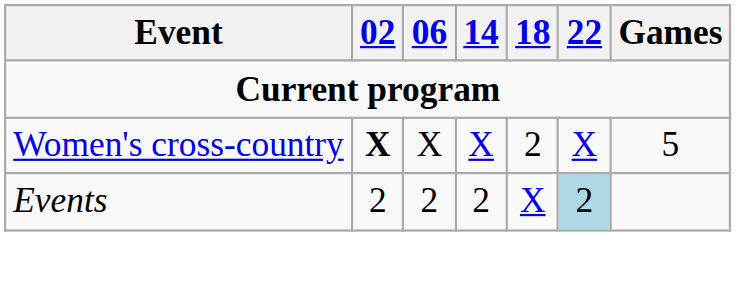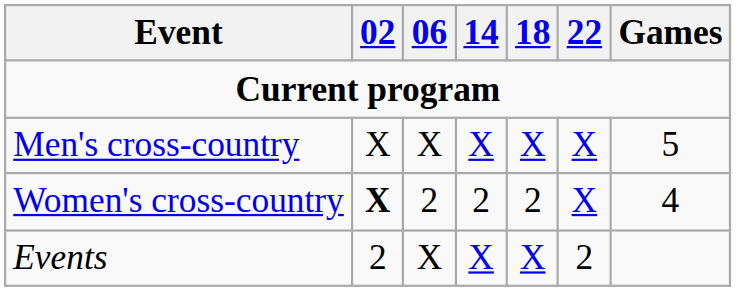+ row: (156, 144)
(429, 144) X -> (429, 200) 2
(481, 144) X -> (481, 200) 2
(670, 144) 5 -> (670, 200) 4
(429, 200) 2 -> (429, 256) X
(481, 200) 2 -> (481, 256) X
(584, 200) lightblue background -> (584, 256) no background
